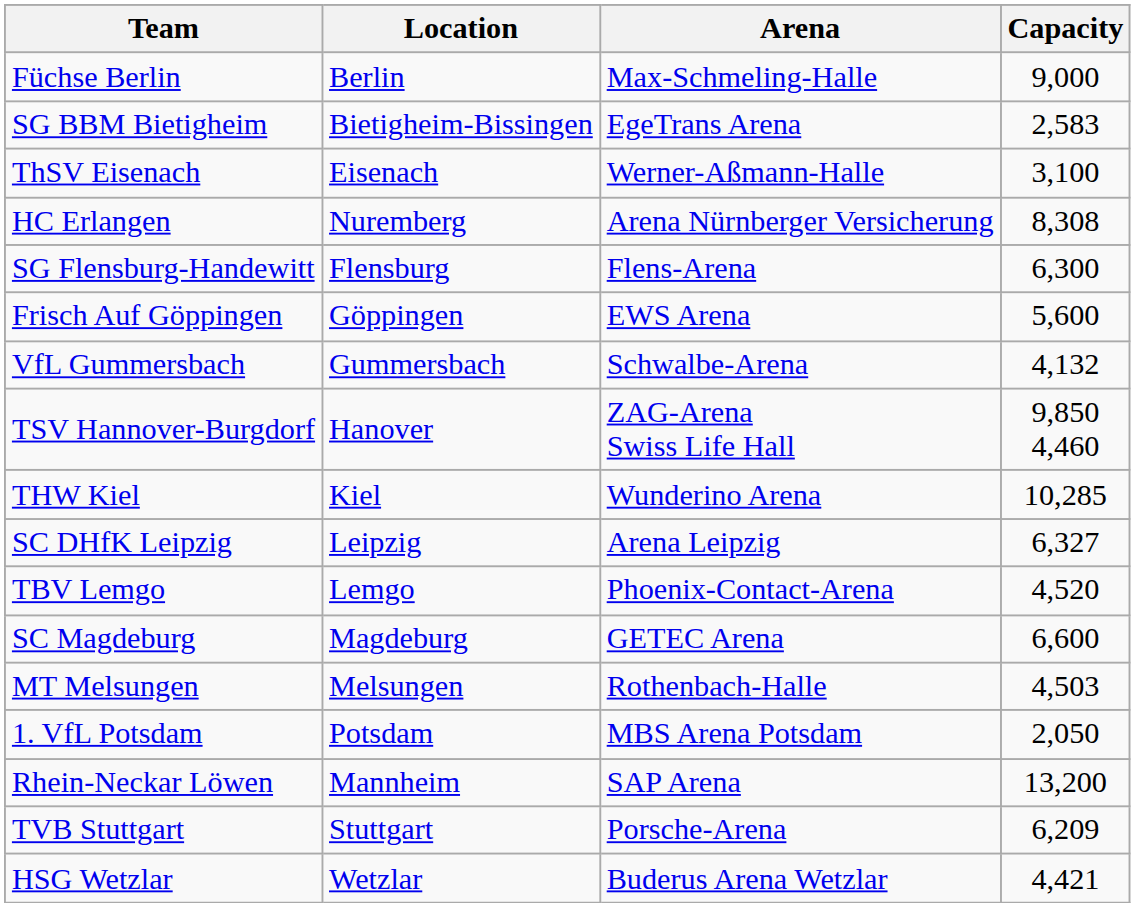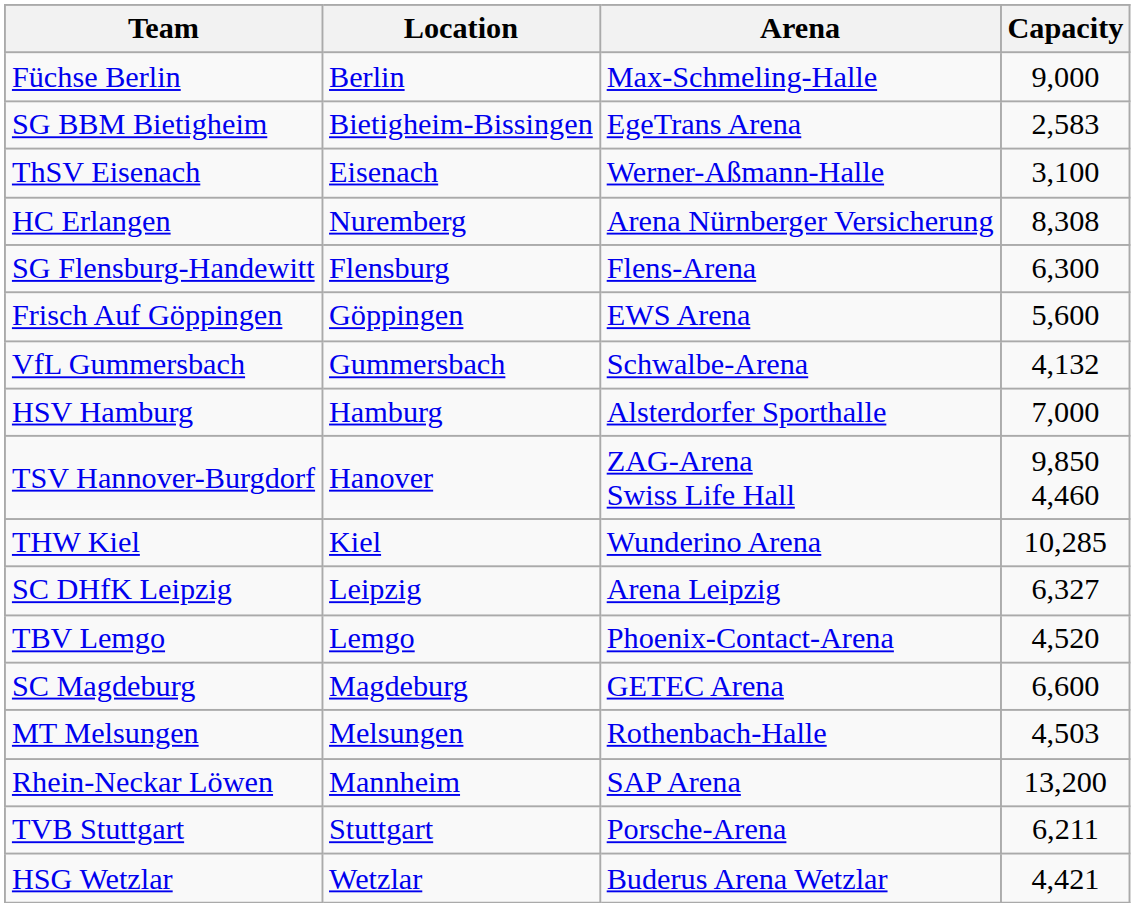+ row: (103, 412)
- row: (107, 733)
(1065, 829) 6,209 -> (1065, 829) 6,211
